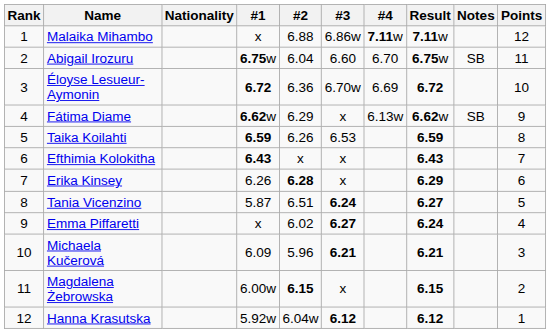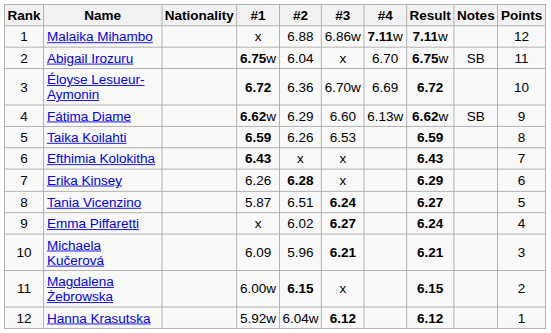(343, 58) 6.60 -> (343, 58) x
(343, 116) x -> (343, 116) 6.60
